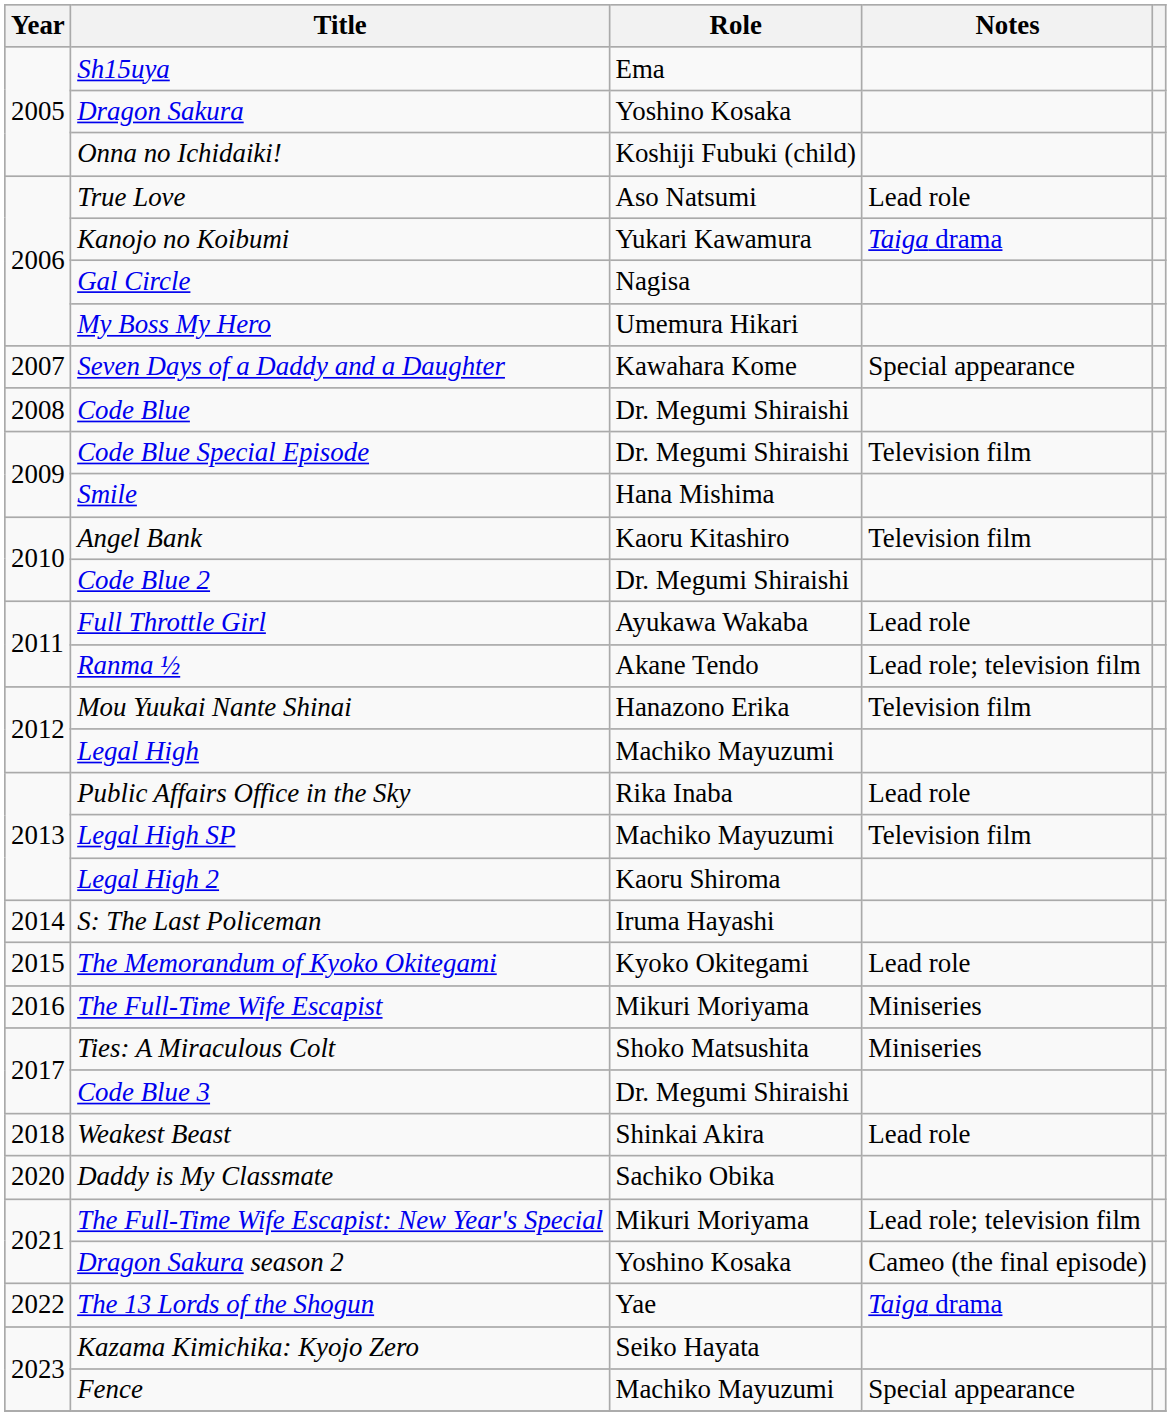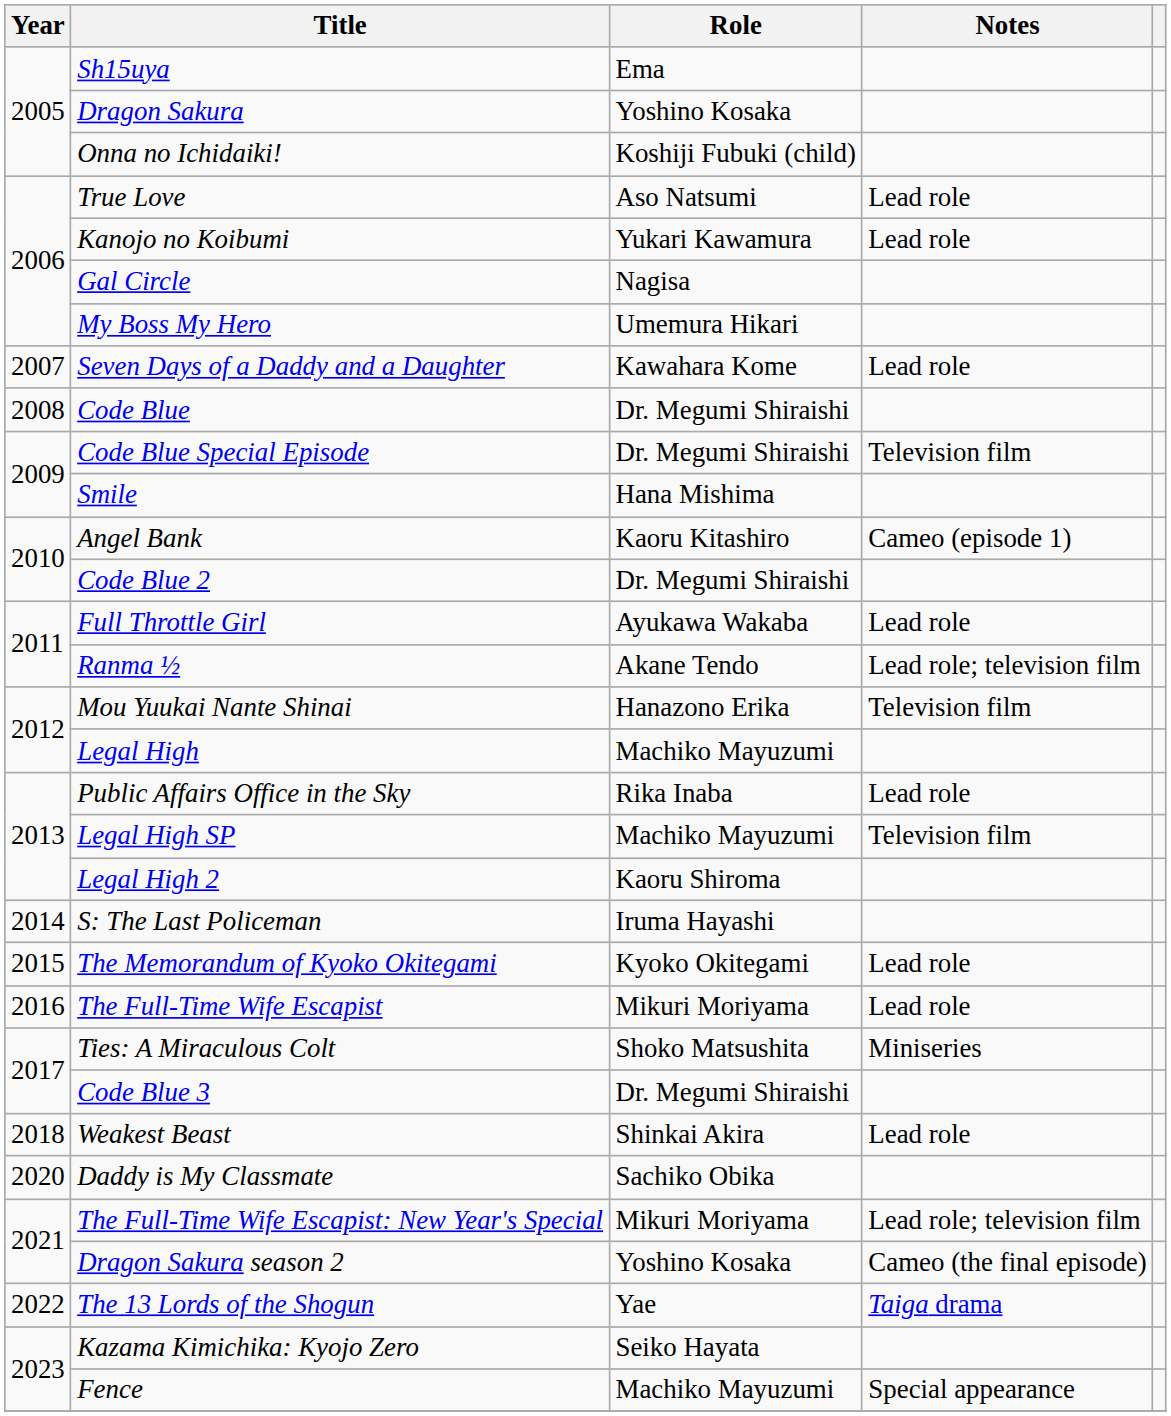(935, 238) Taiga drama -> (919, 238) Lead role
(972, 366) Special appearance -> (919, 366) Lead role
(950, 537) Television film -> (970, 537) Cameo (episode 1)
(925, 1006) Miniseries -> (919, 1006) Lead role
